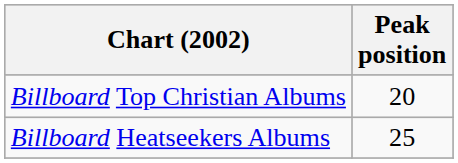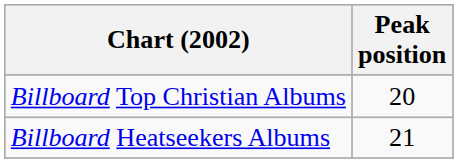(402, 137) 25 -> (402, 137) 21
